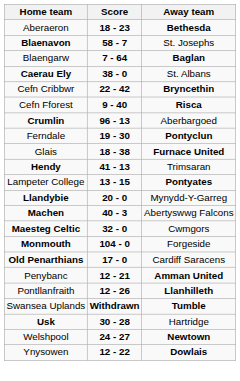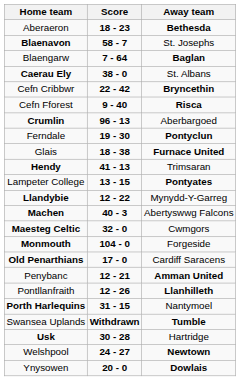(115, 197) 20 - 0 -> (115, 197) 12 - 22
+ row: (46, 306)
(115, 352) 12 - 22 -> (115, 368) 20 - 0
